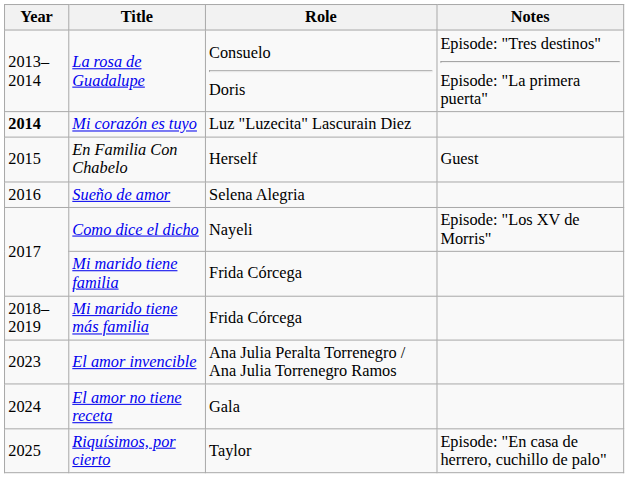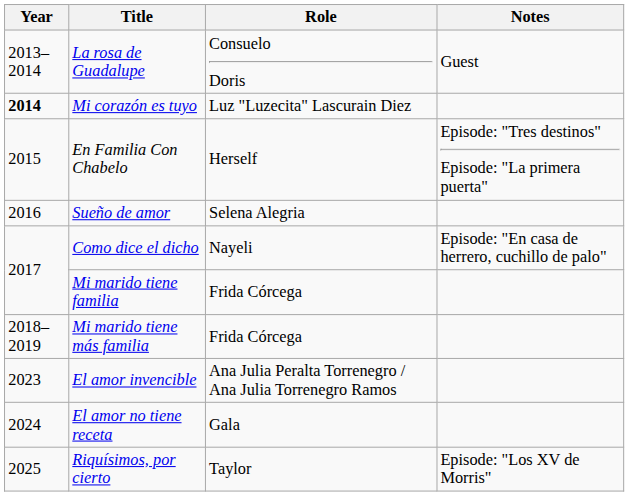(530, 70) Episode: "Tres destinos" Episode: "La primera puerta" -> (459, 61) Guest
(459, 159) Guest -> (530, 159) Episode: "Tres destinos" Episode: "La primera puerta"
(510, 229) Episode: "Los XV de Morris" -> (523, 247) Episode: "En casa de herrero, cuchillo de palo"
(523, 450) Episode: "En casa de herrero, cuchillo de palo" -> (510, 469) Episode: "Los XV de Morris"
